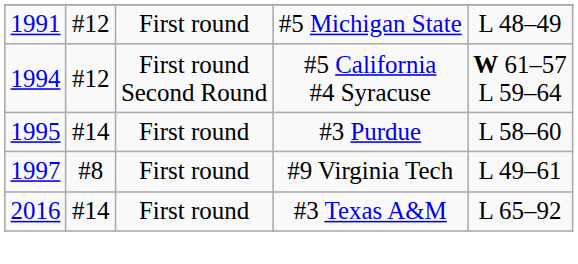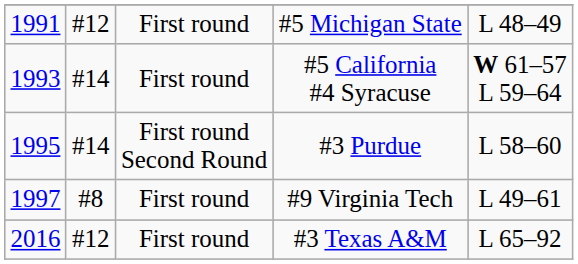(35, 77) 1994 -> (35, 77) 1993
(91, 77) #12 -> (91, 77) #14
(194, 77) First round Second Round -> (194, 77) First round
(194, 131) First round -> (194, 145) First round Second Round
(91, 210) #14 -> (91, 238) #12
